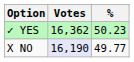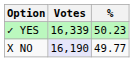(70, 30) 16,362 -> (70, 30) 16,339
